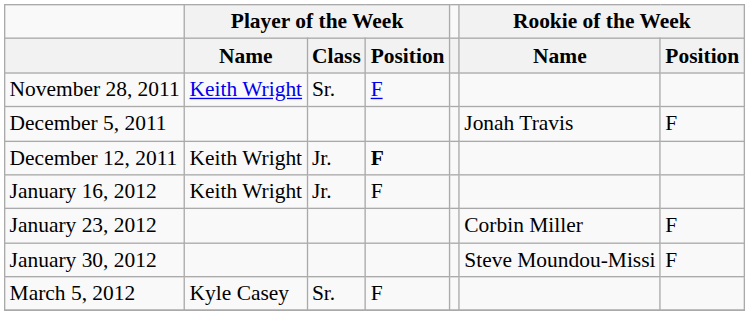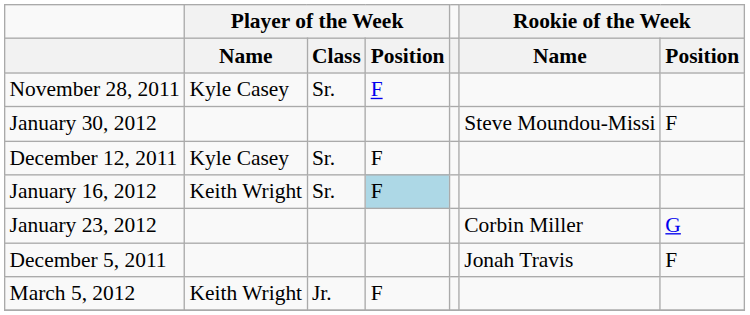(246, 89) Keith Wright -> (239, 89) Kyle Casey
rows swapped: (88, 123) <-> (83, 259)
(246, 157) Keith Wright -> (239, 157) Kyle Casey
(322, 157) Jr. -> (324, 157) Sr.
(377, 157) bold -> (377, 157) normal
(322, 191) Jr. -> (324, 191) Sr.
(377, 191) no background -> (377, 191) lightblue background
(671, 225) F -> (673, 225) G
(239, 293) Kyle Casey -> (246, 293) Keith Wright
(324, 293) Sr. -> (322, 293) Jr.
